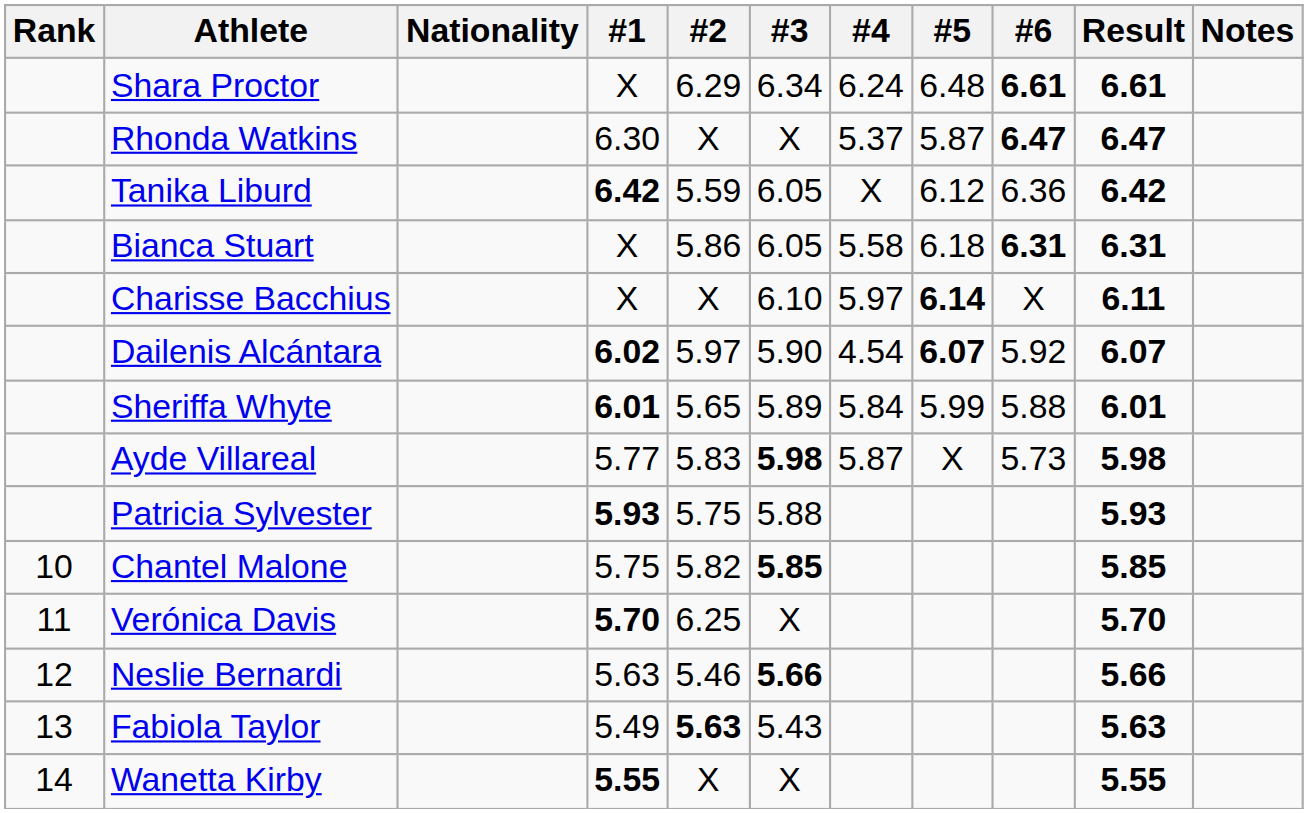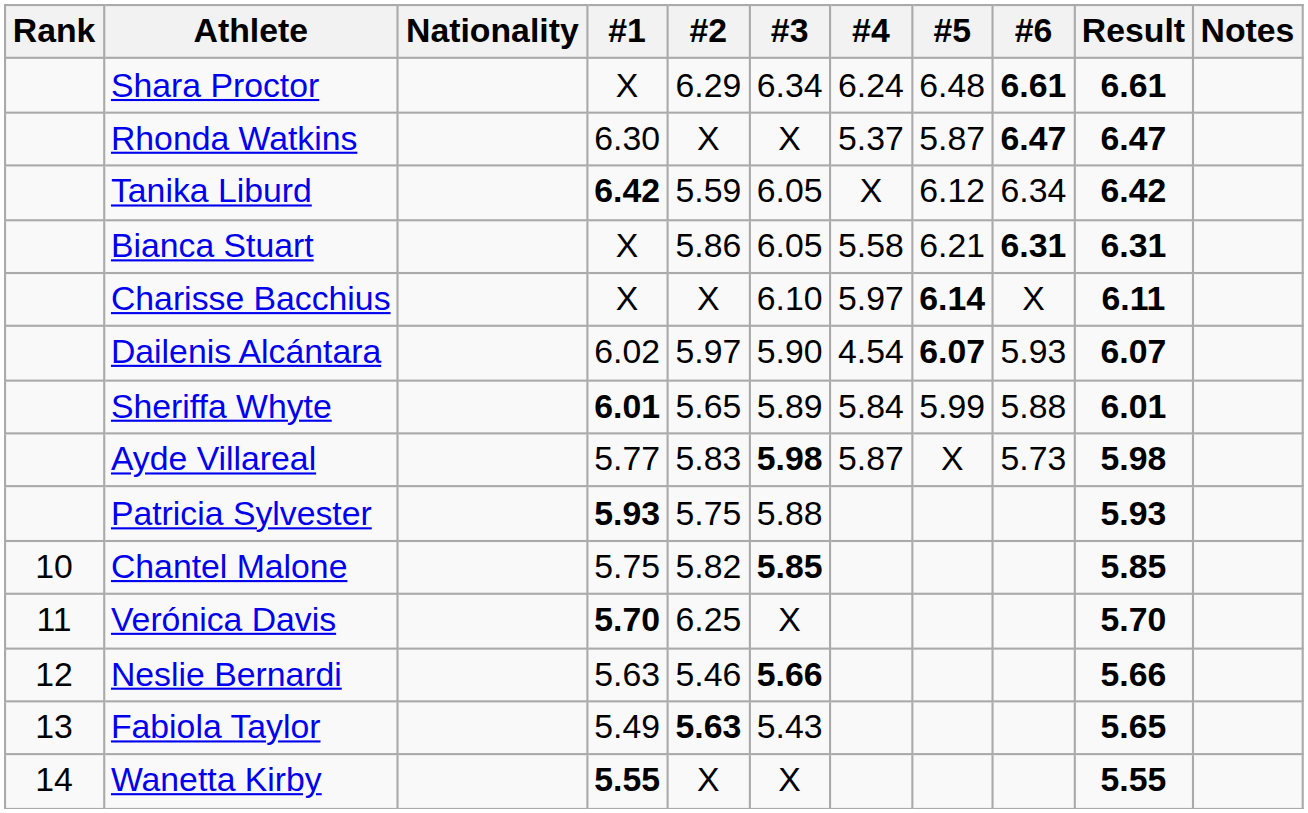(1033, 191) 6.36 -> (1033, 191) 6.34
(952, 245) 6.18 -> (952, 245) 6.21
(627, 352) bold -> (627, 352) normal
(1033, 352) 5.92 -> (1033, 352) 5.93
(1133, 727) 5.63 -> (1133, 727) 5.65
